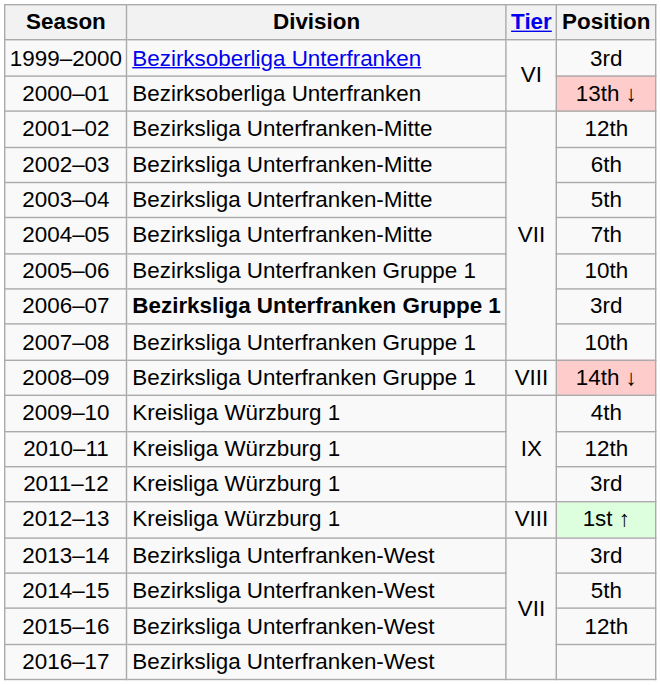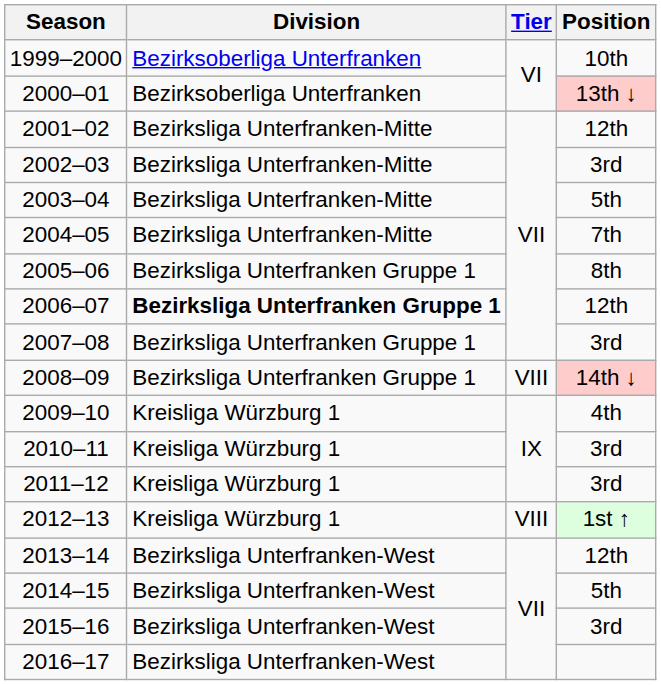(606, 57) 3rd -> (606, 57) 10th
(606, 164) 6th -> (606, 164) 3rd
(606, 270) 10th -> (606, 270) 8th
(606, 306) 3rd -> (606, 306) 12th
(606, 341) 10th -> (606, 341) 3rd
(606, 448) 12th -> (606, 448) 3rd
(606, 555) 3rd -> (606, 555) 12th
(606, 626) 12th -> (606, 626) 3rd
